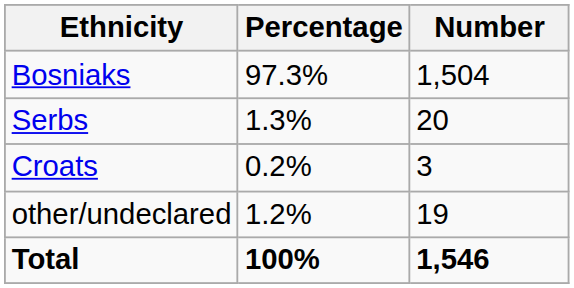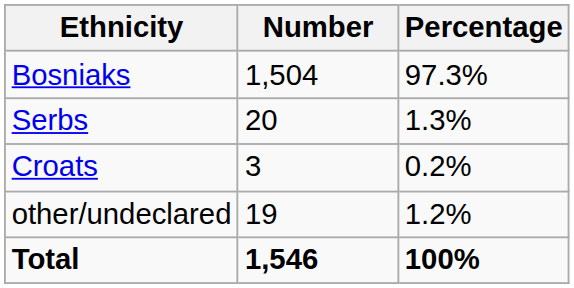columns swapped: (489, 27) <-> (324, 27)
